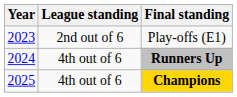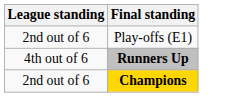- column: (21, 15)
(90, 80) 4th out of 6 -> (56, 80) 2nd out of 6
